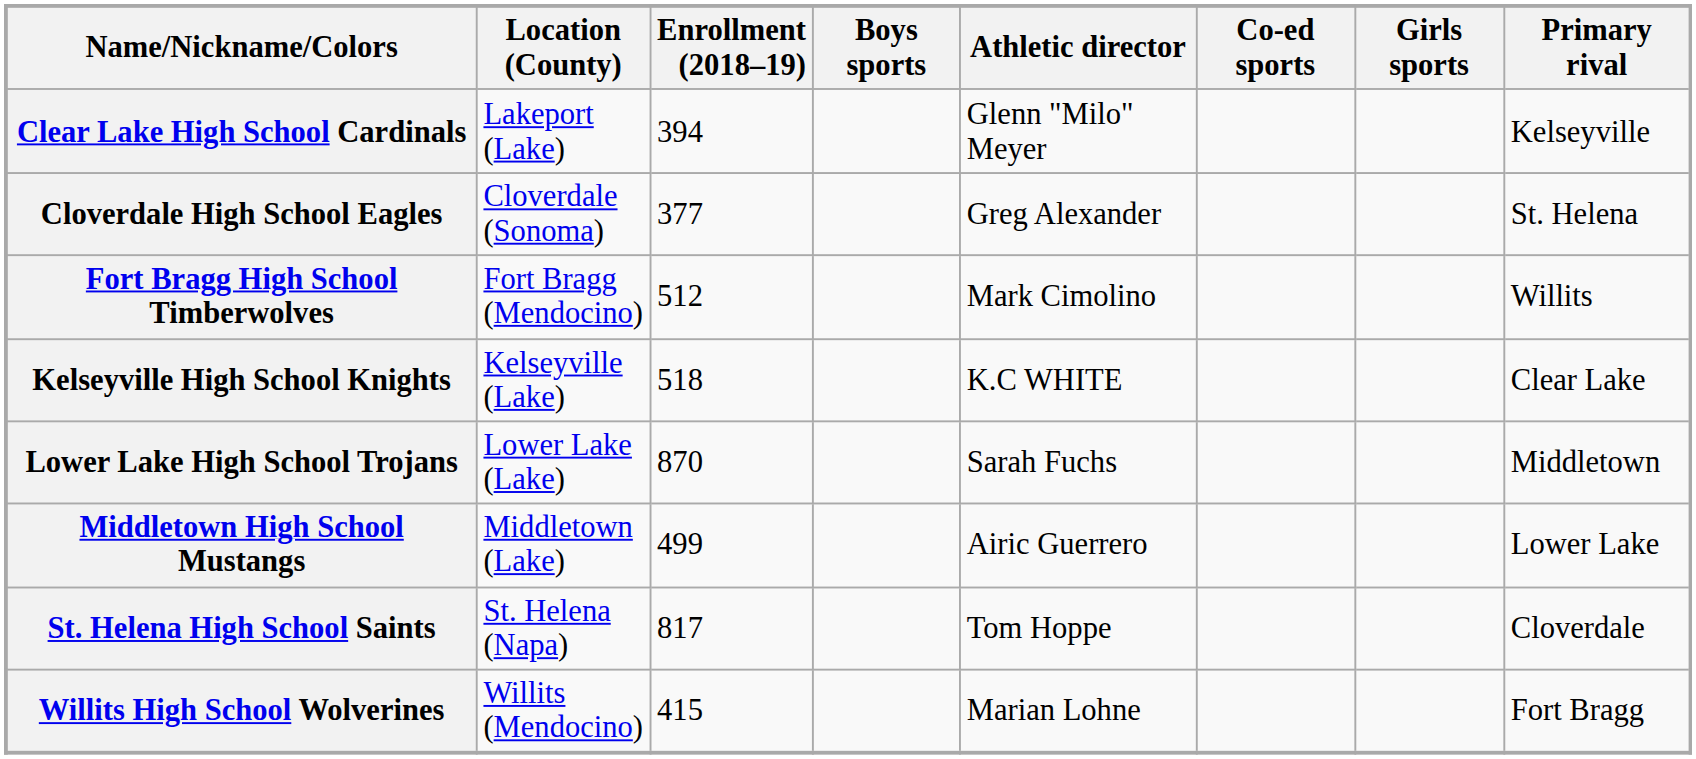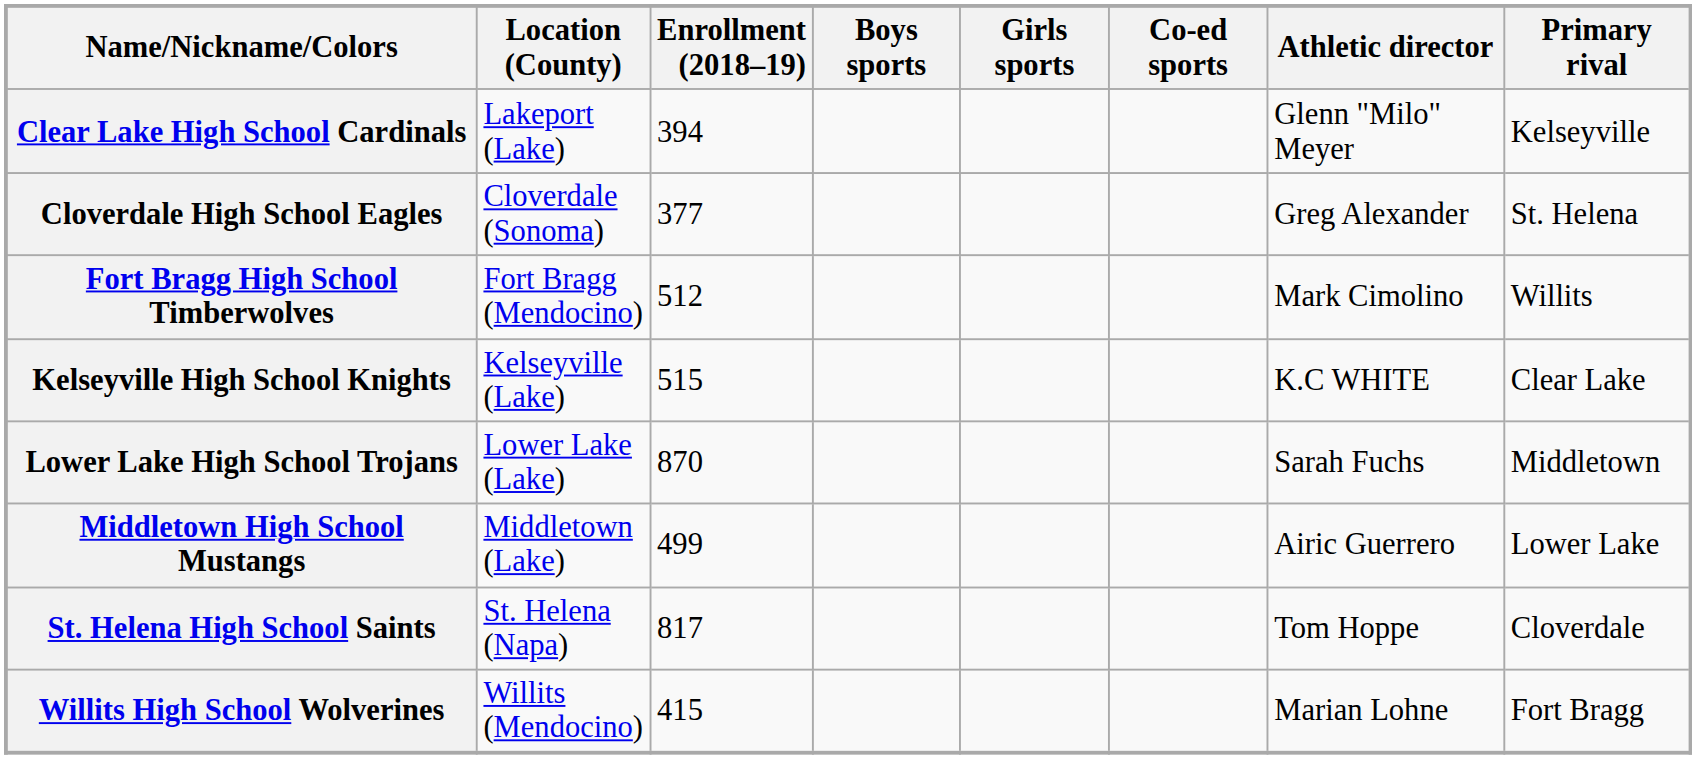columns swapped: (1429, 47) <-> (1078, 47)
(680, 379) 518 -> (680, 379) 515
